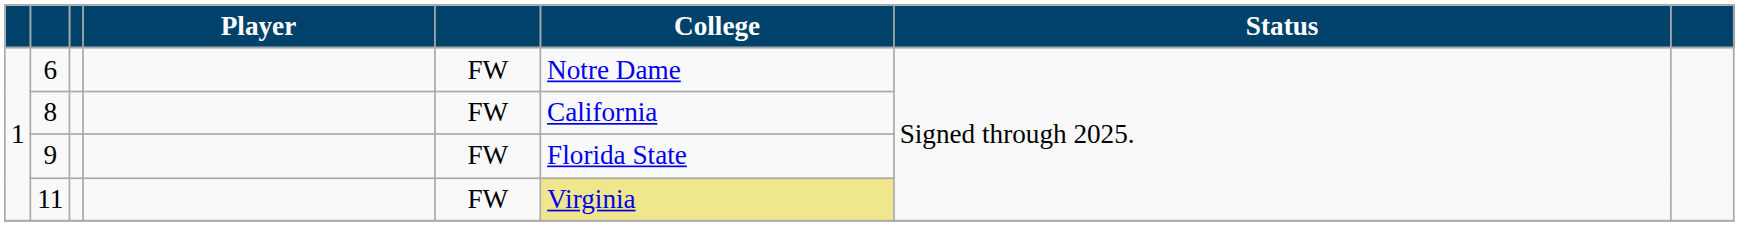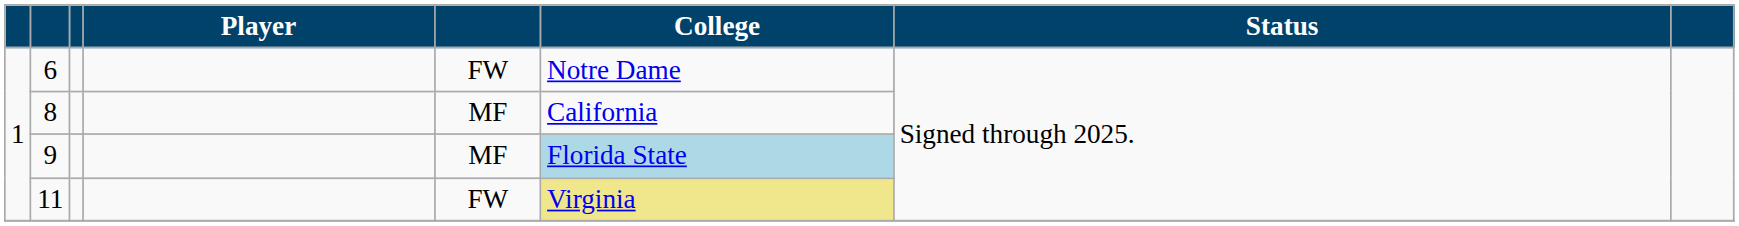(488, 112) FW -> (488, 112) MF
(488, 155) FW -> (488, 155) MF
(617, 155) no background -> (617, 155) lightblue background
